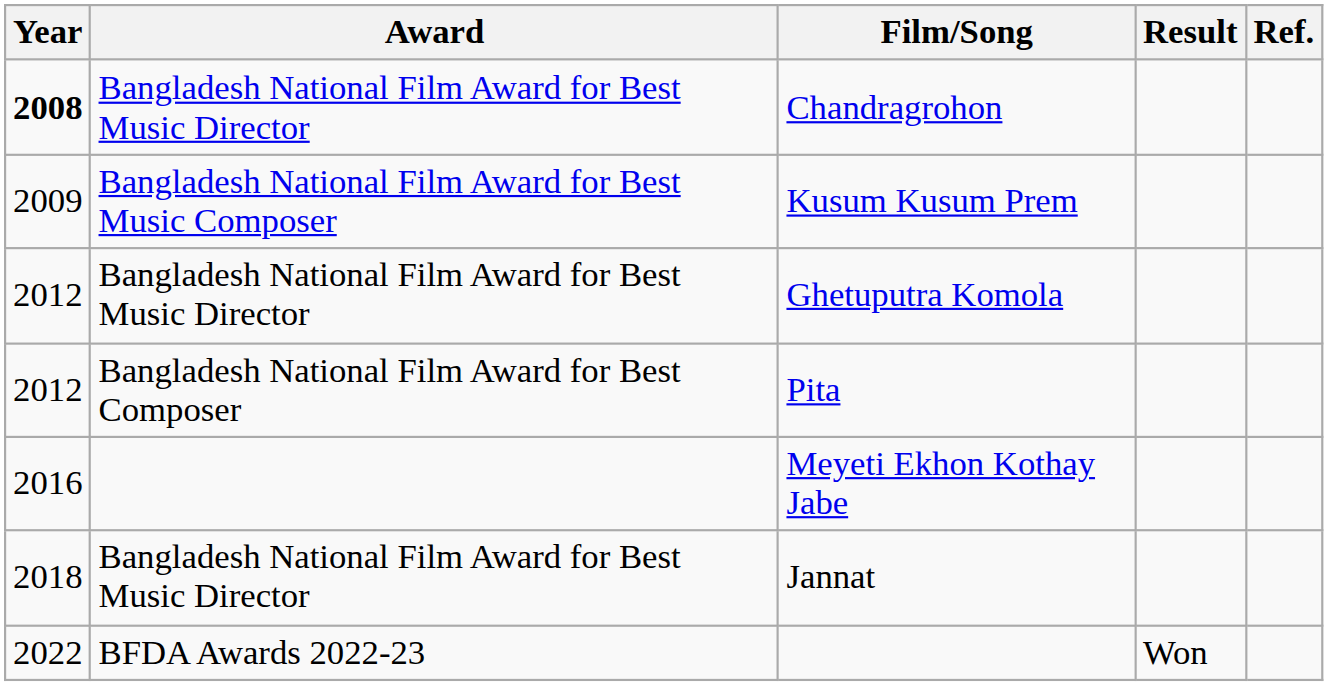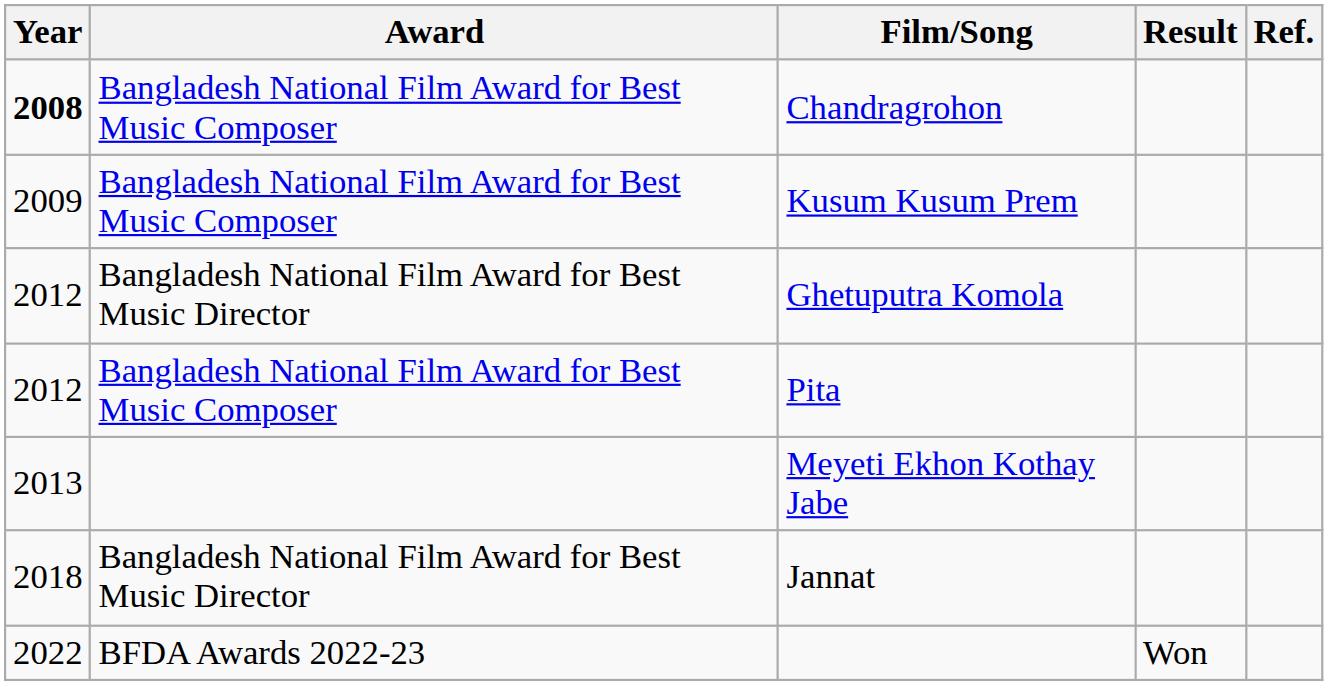(390, 106) Bangladesh National Film Award for Best Music Director -> (390, 106) Bangladesh National Film Award for Best Music Composer
(390, 388) Bangladesh National Film Award for Best Composer -> (390, 388) Bangladesh National Film Award for Best Music Composer
(48, 483) 2016 -> (48, 483) 2013
